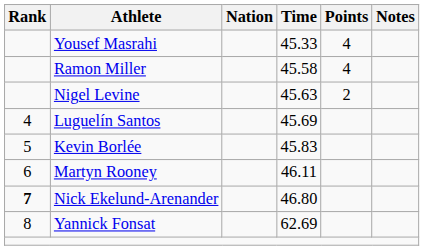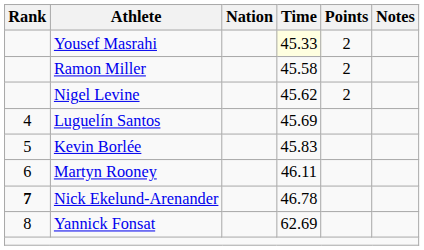(299, 43) no background -> (299, 43) lightyellow background
(347, 43) 4 -> (347, 43) 2
(347, 69) 4 -> (347, 69) 2
(299, 95) 45.63 -> (299, 95) 45.62
(299, 198) 46.80 -> (299, 198) 46.78
